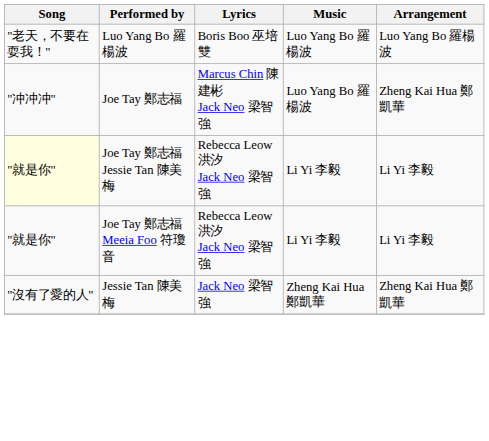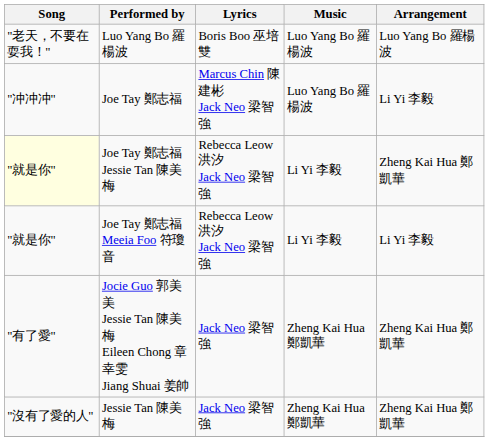(426, 99) Zheng Kai Hua 鄭凱華 -> (406, 99) Li Yi 李毅
(406, 170) Li Yi 李毅 -> (426, 170) Zheng Kai Hua 鄭凱華
+ row: (145, 335)
